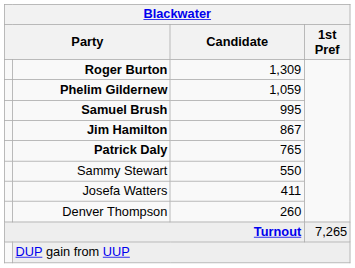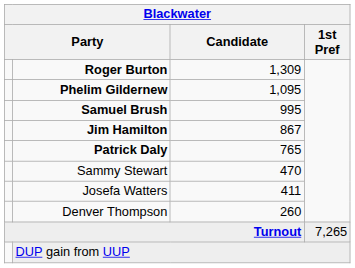(285, 89) 1,059 -> (285, 89) 1,095
(291, 171) 550 -> (291, 171) 470
